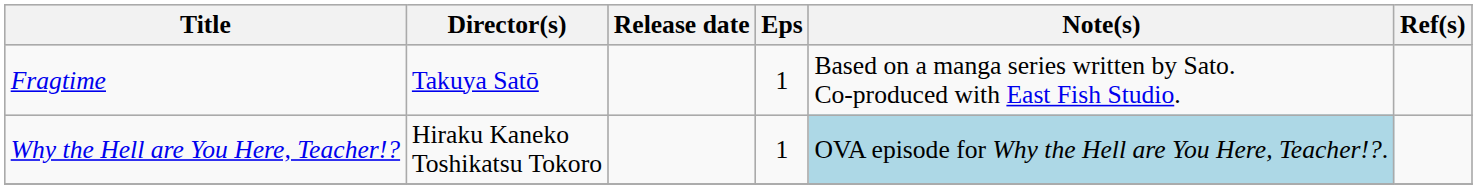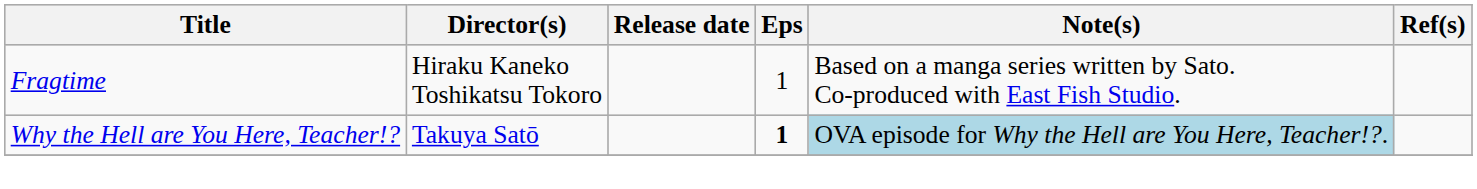(475, 79) Takuya Satō -> (507, 79) Hiraku Kaneko Toshikatsu Tokoro
(507, 149) Hiraku Kaneko Toshikatsu Tokoro -> (475, 134) Takuya Satō
(782, 149) normal -> (782, 134) bold
